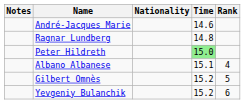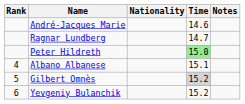columns swapped: (228, 11) <-> (19, 11)
(204, 38) 14.8 -> (199, 38) 14.7
(204, 79) no background -> (199, 79) lightgrey background
